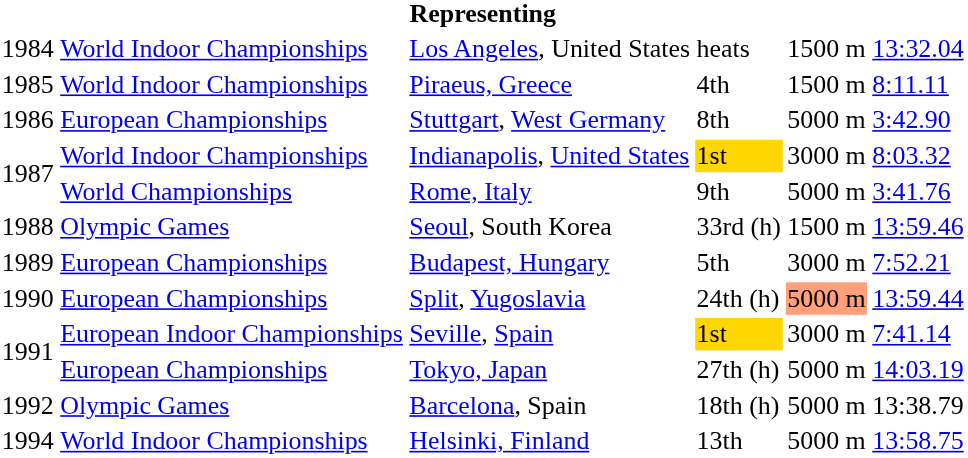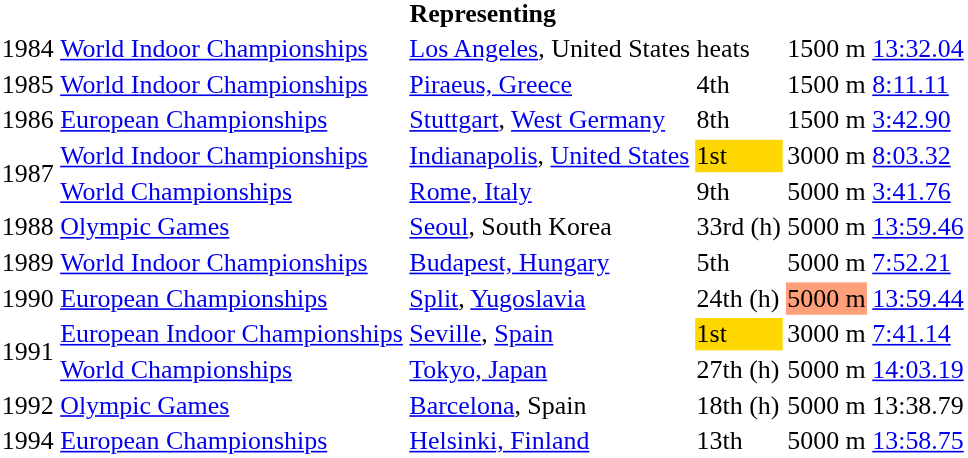(827, 120) 5000 m -> (827, 120) 1500 m
(827, 226) 1500 m -> (827, 226) 5000 m
(194, 262) European Championships -> (214, 262) World Indoor Championships
(827, 262) 3000 m -> (827, 262) 5000 m
(194, 369) European Championships -> (176, 369) World Championships
(214, 440) World Indoor Championships -> (194, 440) European Championships
